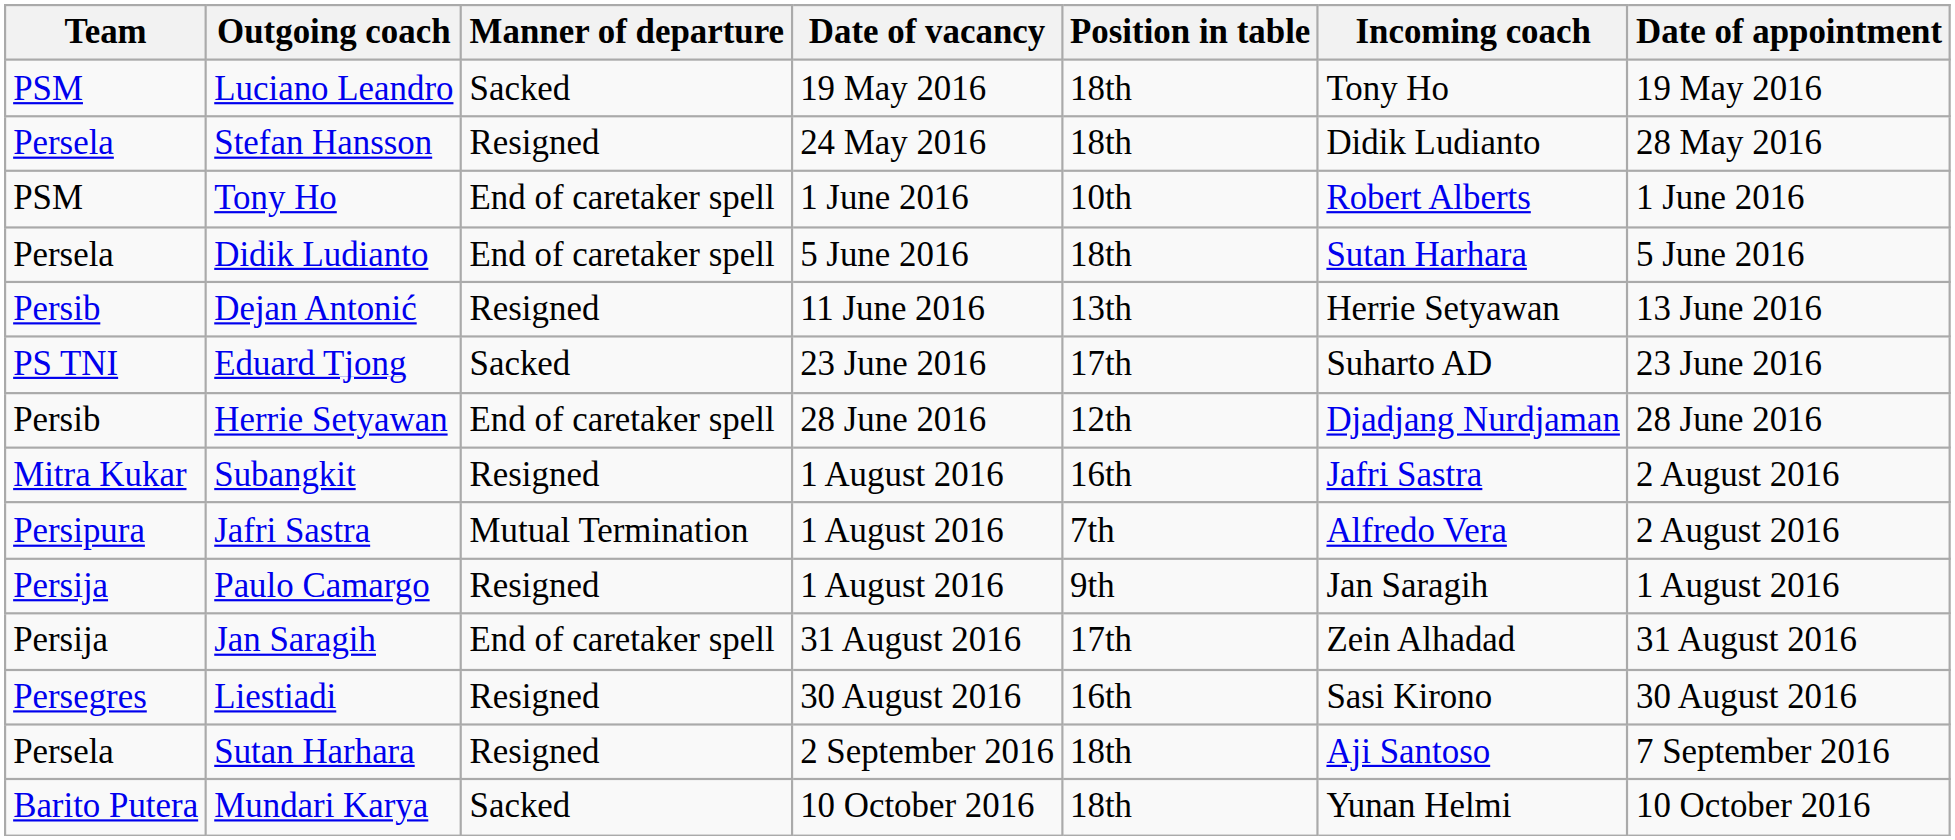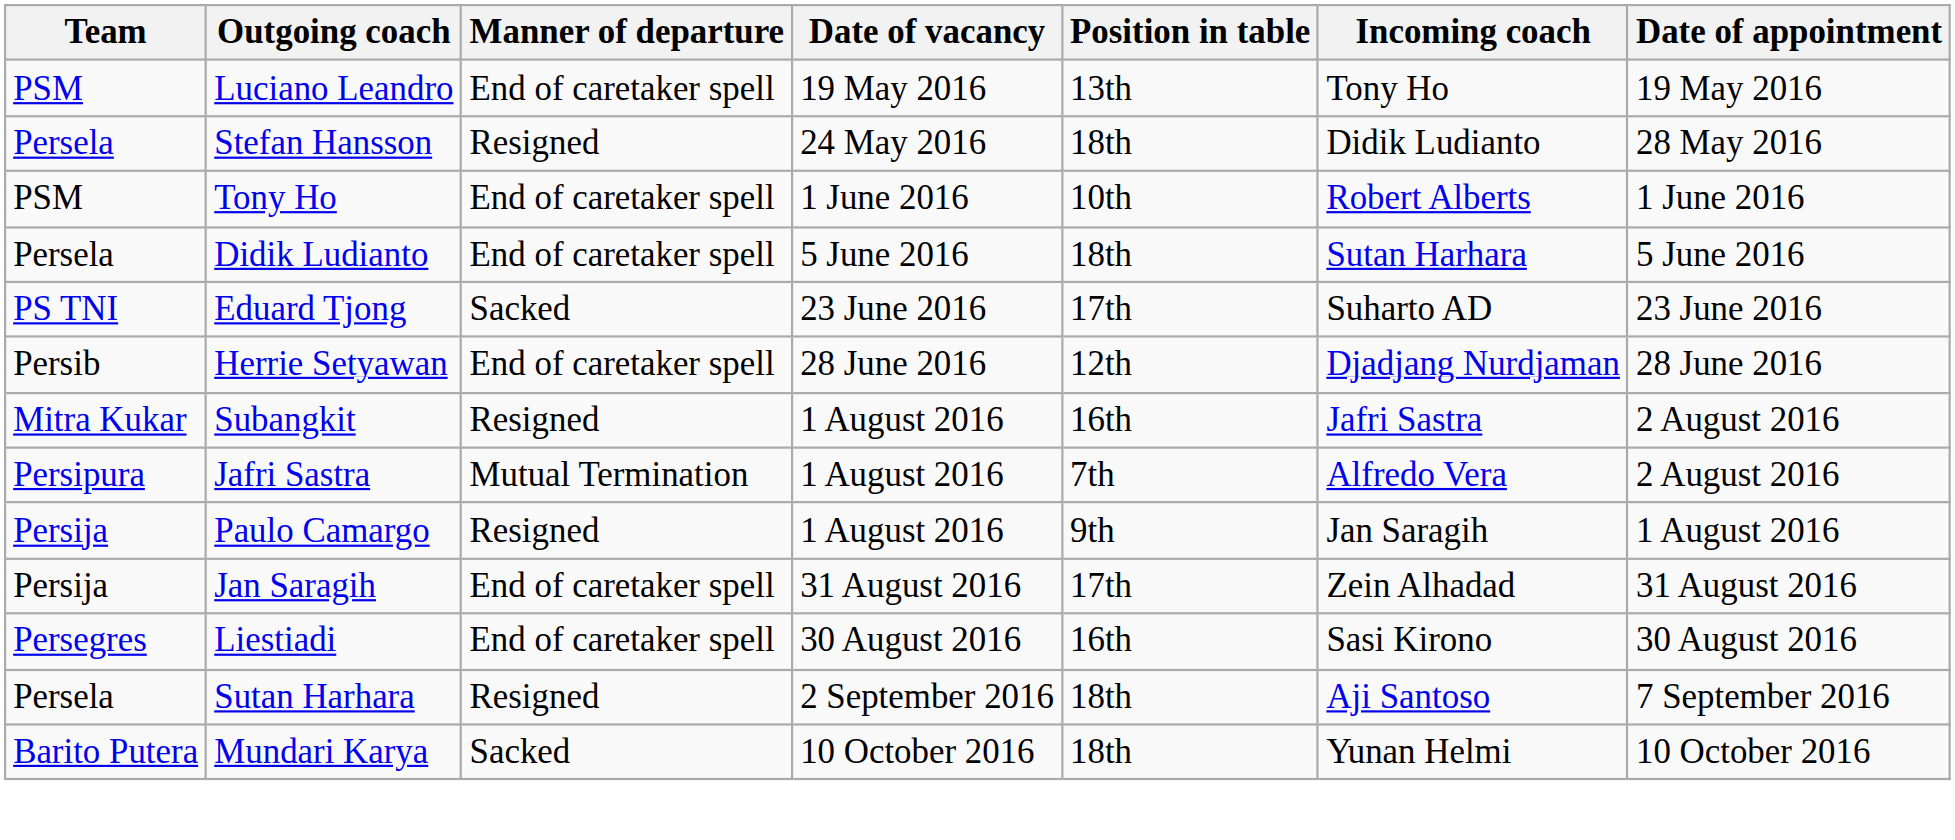(520, 87) Sacked -> (622, 87) End of caretaker spell
(1101, 87) 18th -> (1101, 87) 13th
- row: (315, 308)
(534, 695) Resigned -> (622, 640) End of caretaker spell
